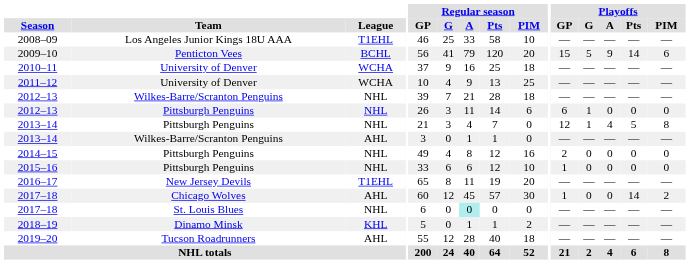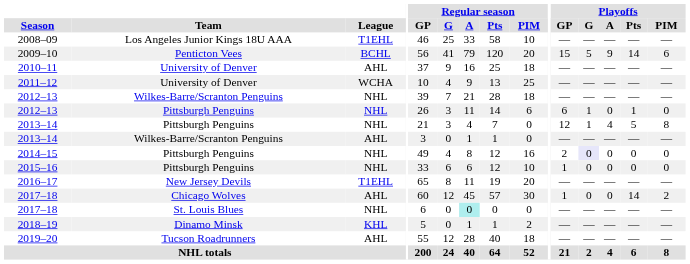(376, 68) WCHA -> (376, 68) AHL
(634, 110) 0 -> (634, 110) 1
(589, 153) no background -> (589, 153) lavender background
